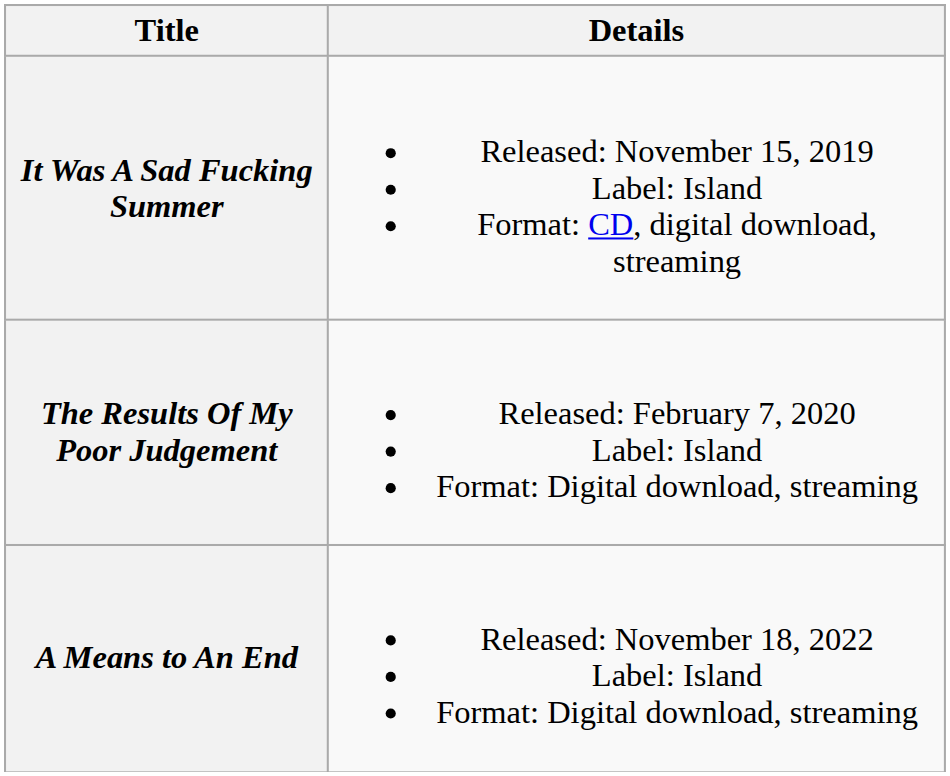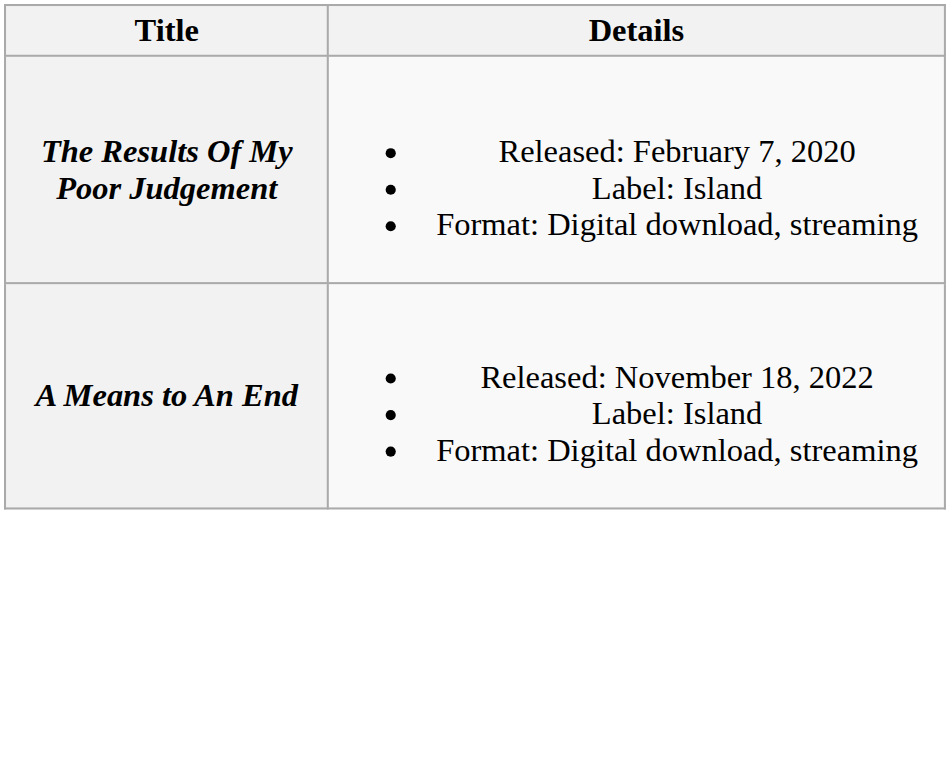- row: (167, 187)
